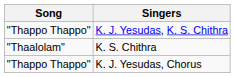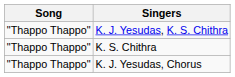(36, 47) "Thaalolam" -> (49, 47) "Thappo Thappo"
